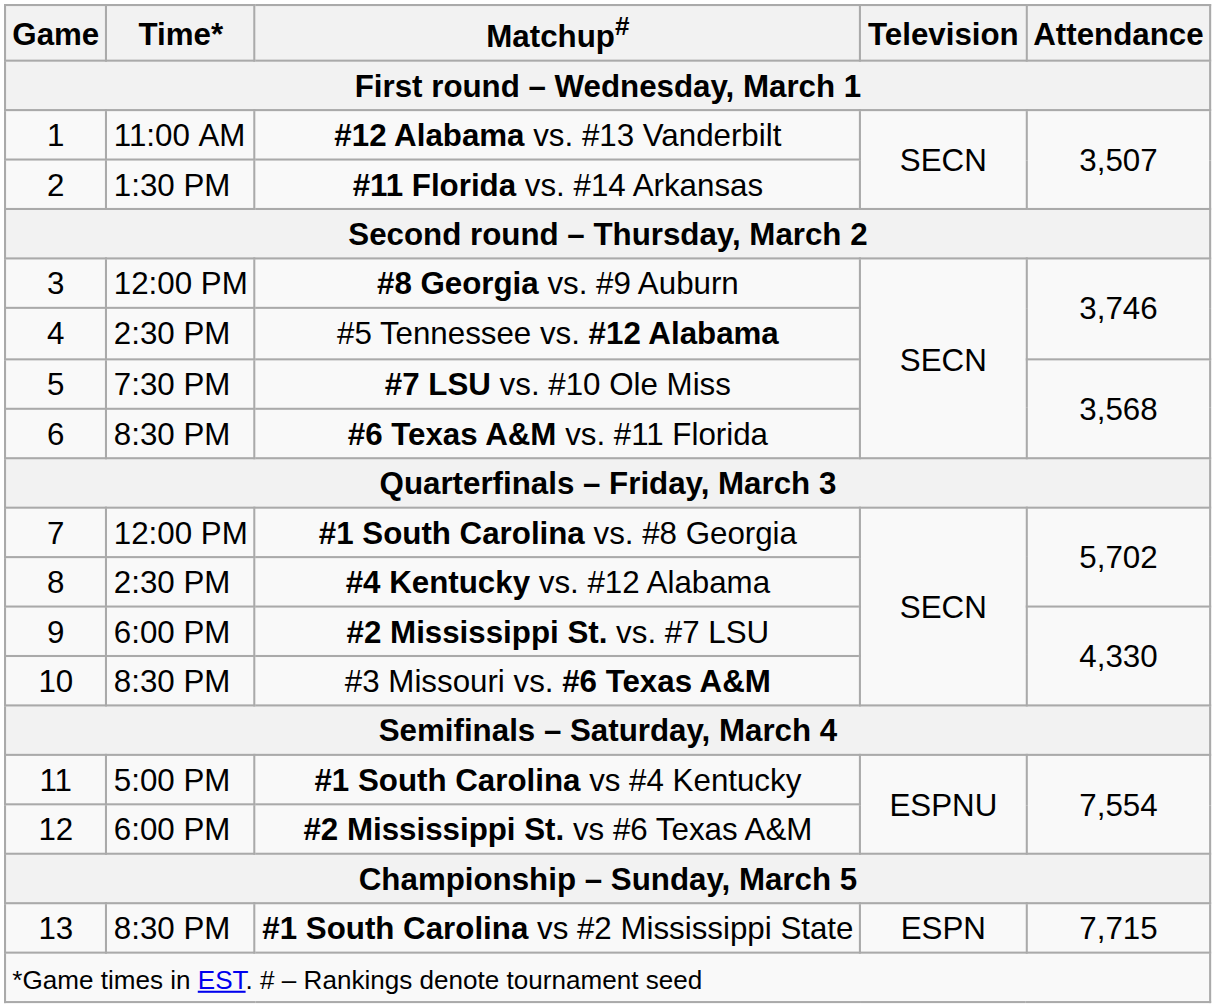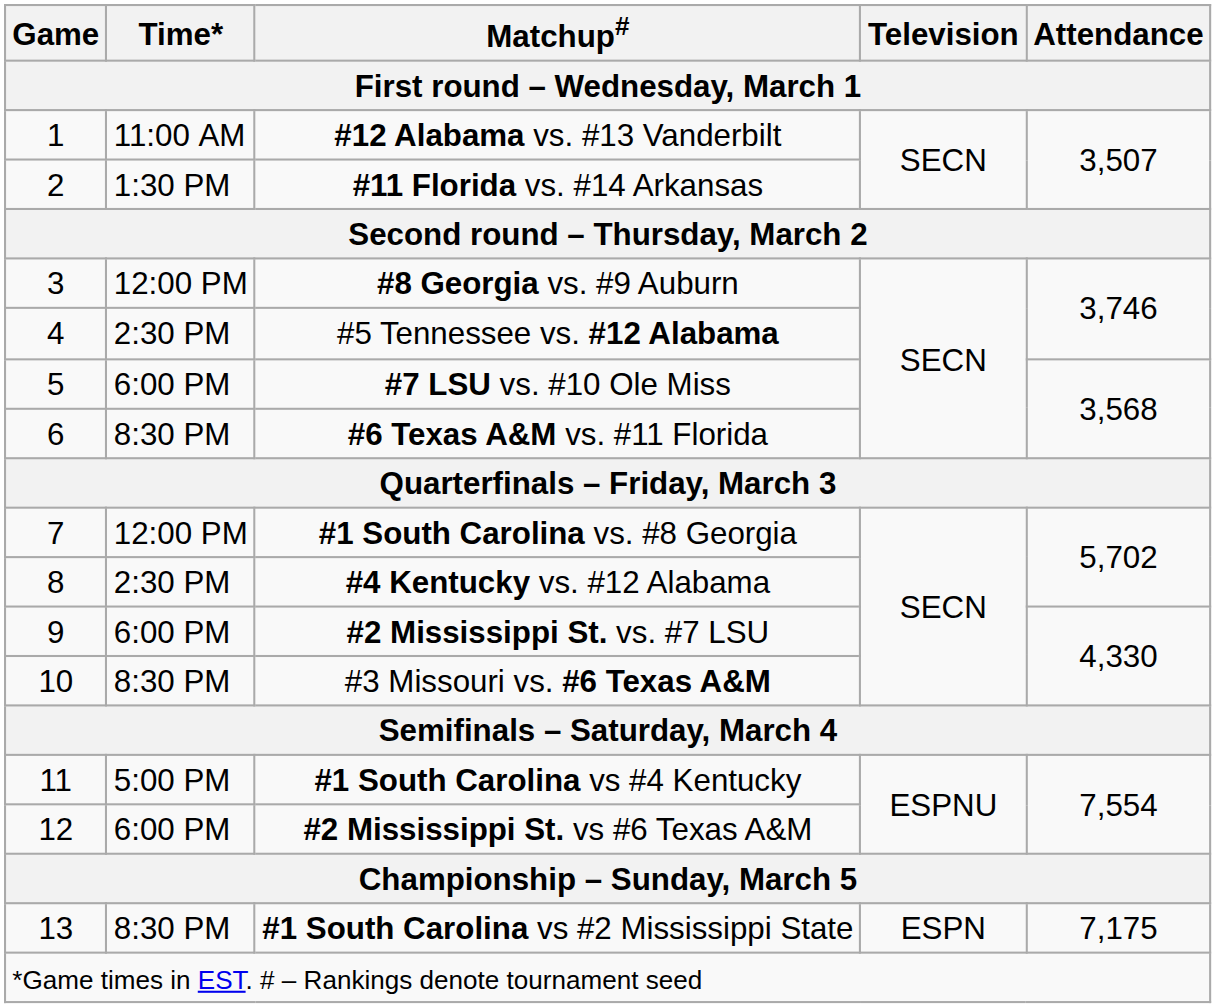(172, 383) 7:30 PM -> (172, 383) 6:00 PM
(1118, 929) 7,715 -> (1118, 929) 7,175
